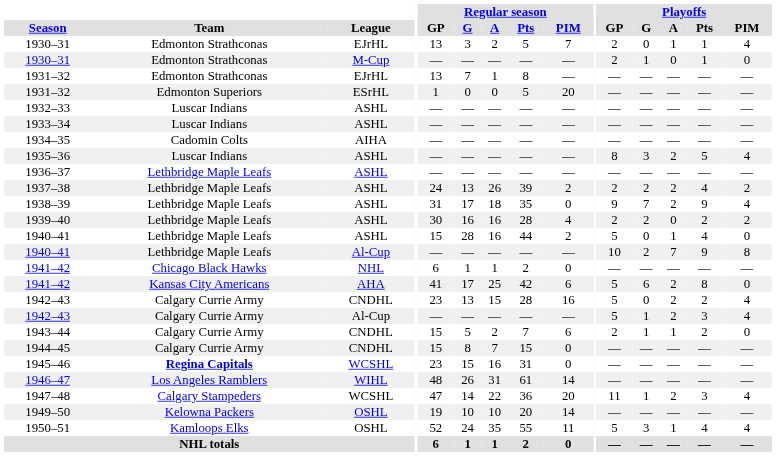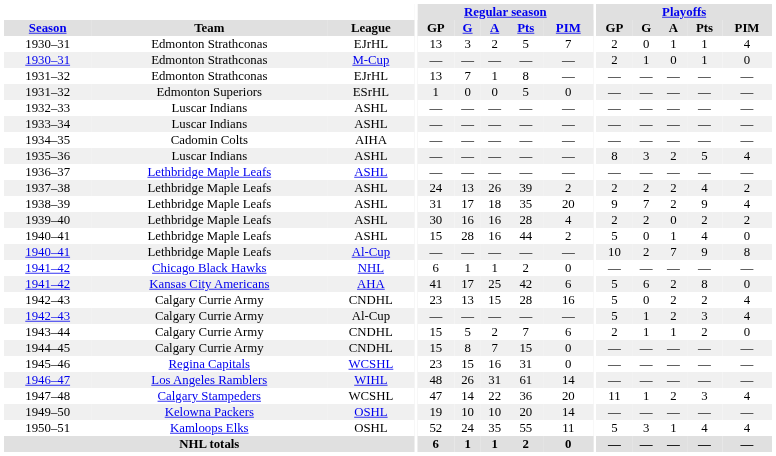(568, 92) 20 -> (568, 92) 0
(568, 204) 0 -> (568, 204) 20
(209, 364) bold -> (209, 364) normal
